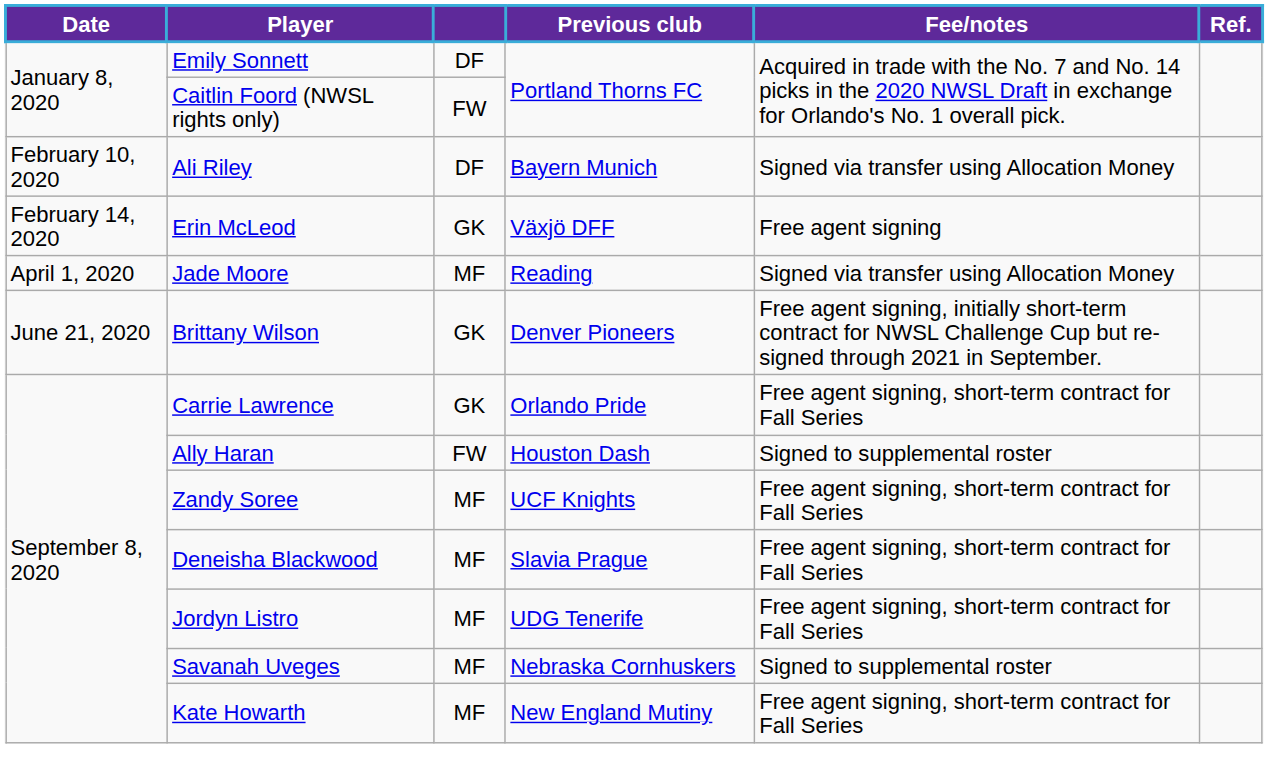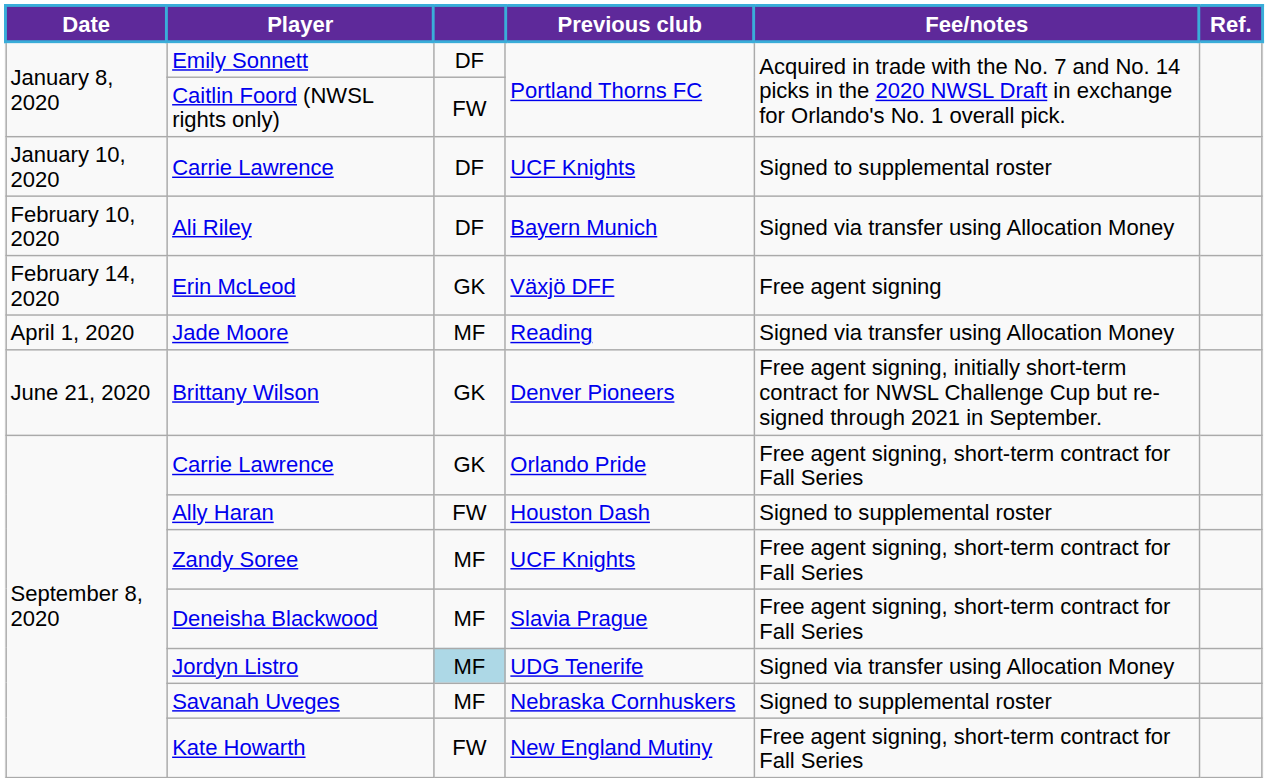+ row: (253, 167)
(469, 619) no background -> (469, 666) lightblue background
(965, 619) Free agent signing, short-term contract for Fall Series -> (967, 666) Signed via transfer using Allocation Money
(469, 713) MF -> (469, 748) FW
